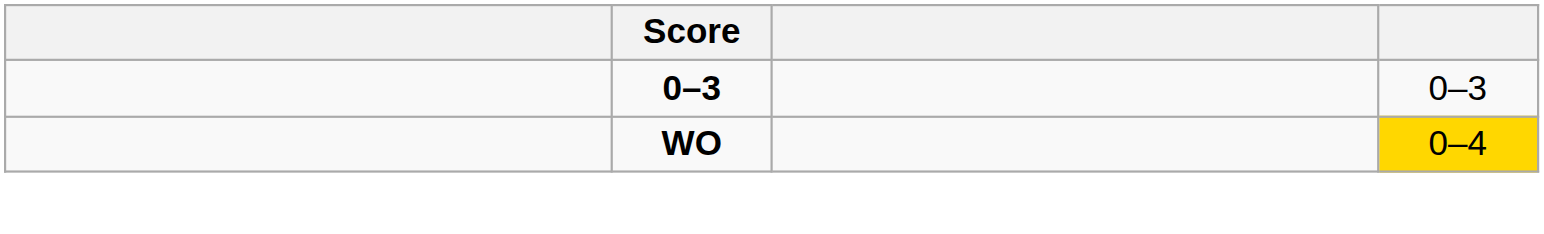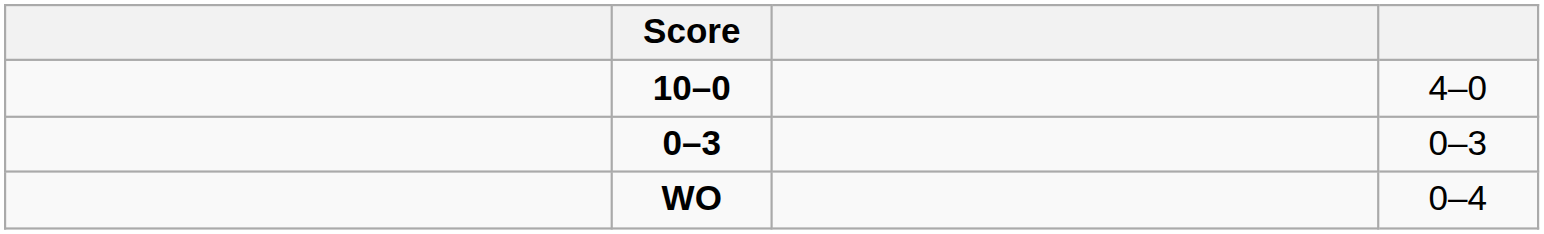+ row: (692, 87)
(1458, 143) gold background -> (1458, 198) no background
